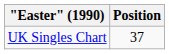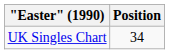(137, 37) 37 -> (137, 37) 34
